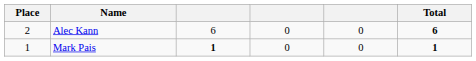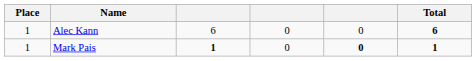(27, 30) 2 -> (27, 30) 1
(361, 47) normal -> (361, 47) bold
